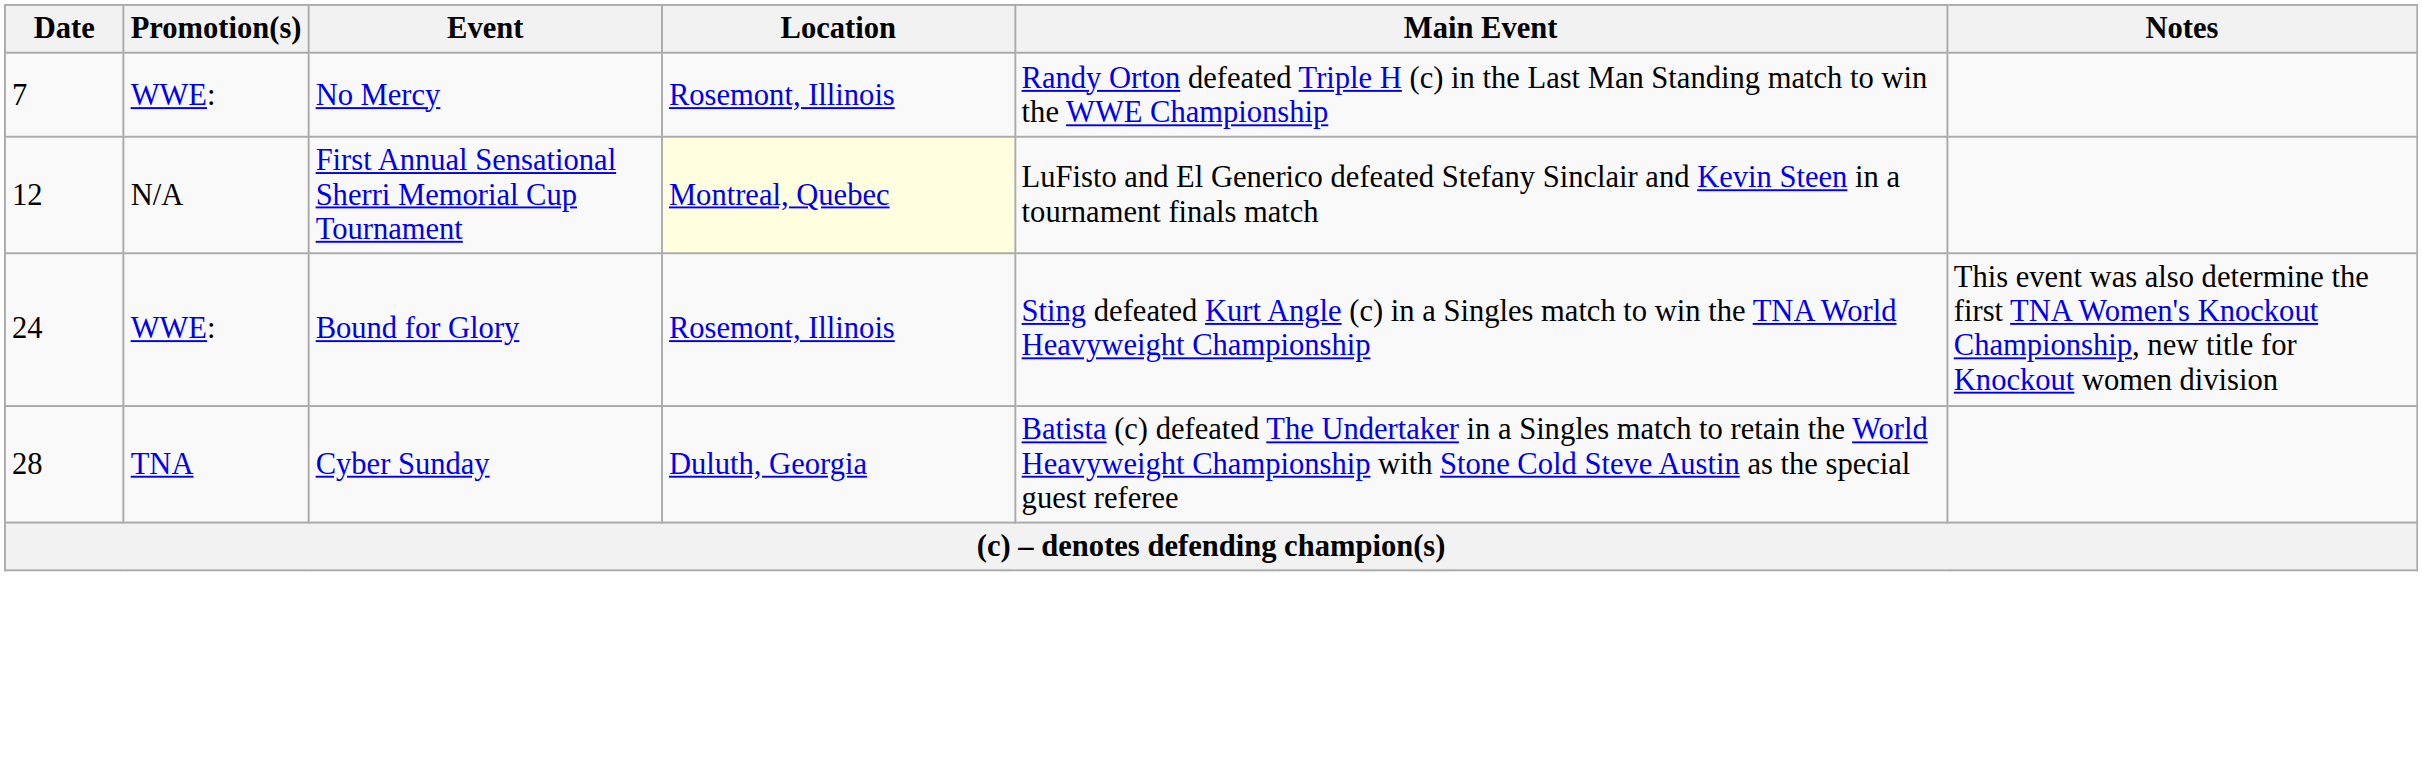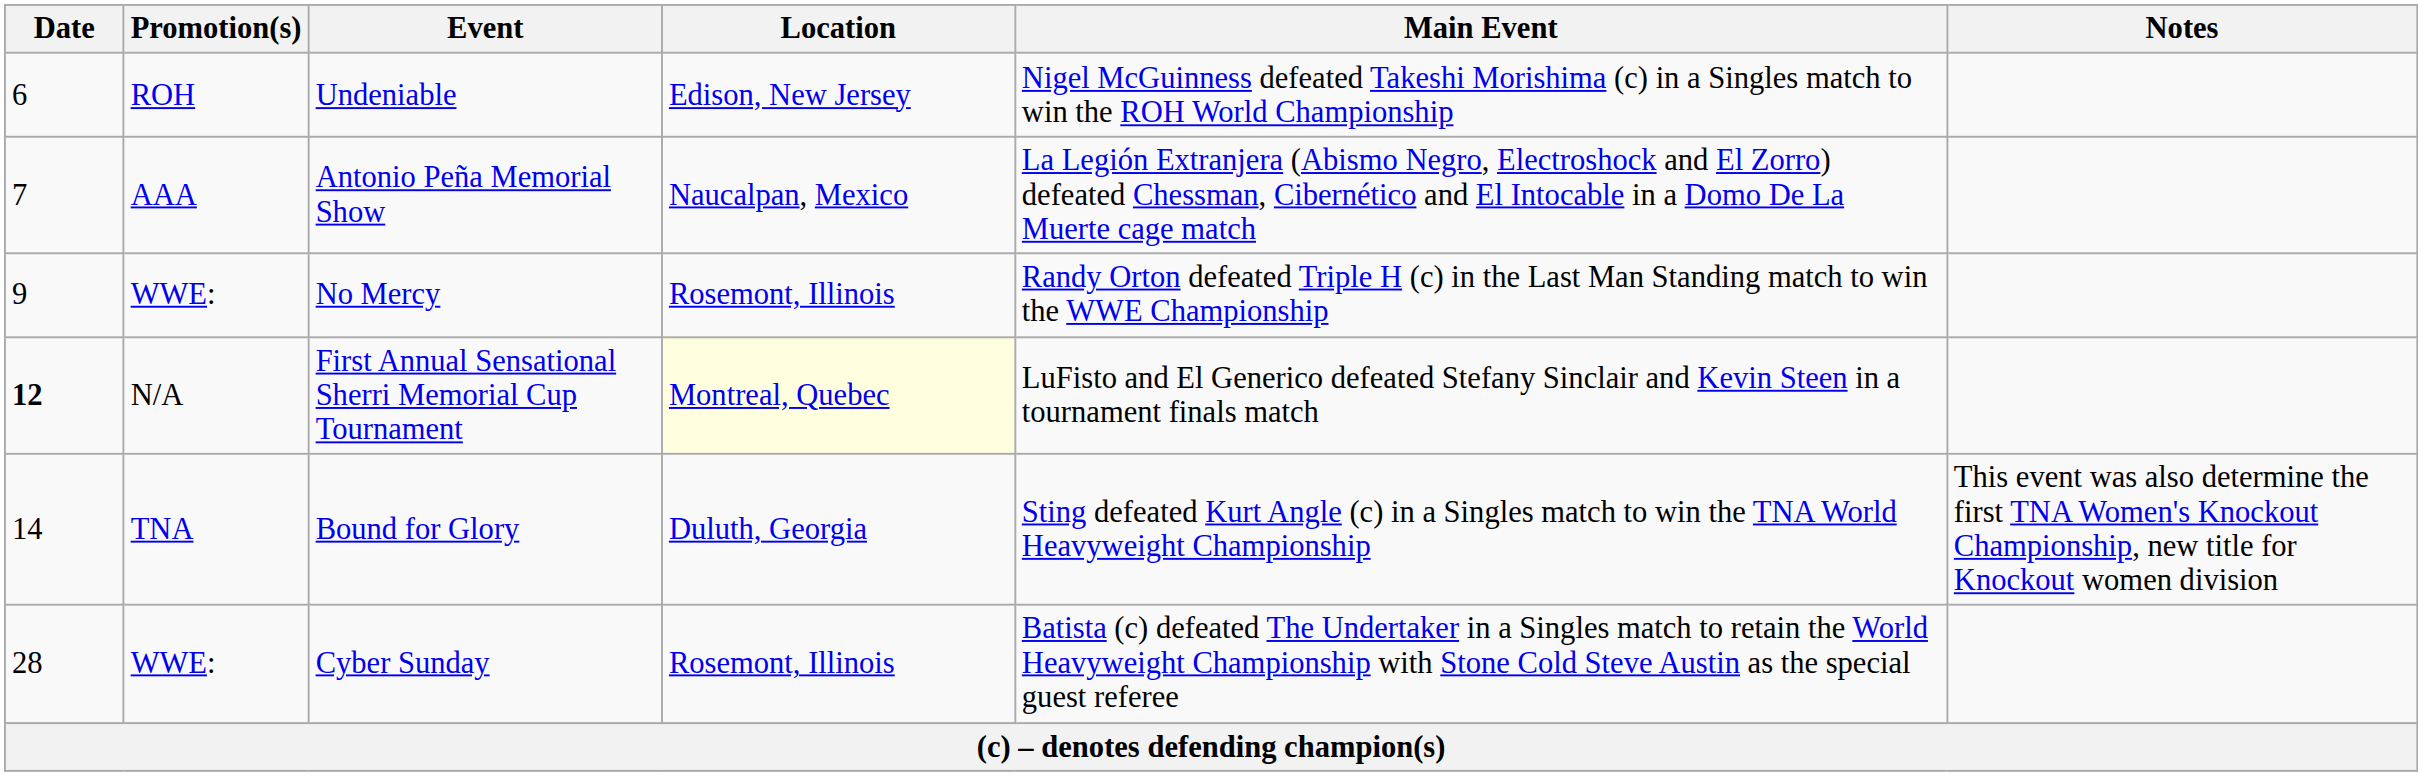+ row: (386, 94)
+ row: (463, 194)
(20, 94) 7 -> (20, 294) 9
(27, 194) normal -> (27, 394) bold
(27, 328) 24 -> (27, 528) 14
(173, 328) WWE: -> (162, 528) TNA
(782, 328) Rosemont, Illinois -> (768, 528) Duluth, Georgia
(162, 463) TNA -> (173, 663) WWE:
(768, 463) Duluth, Georgia -> (782, 663) Rosemont, Illinois
